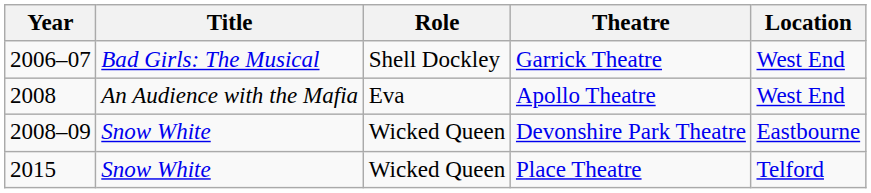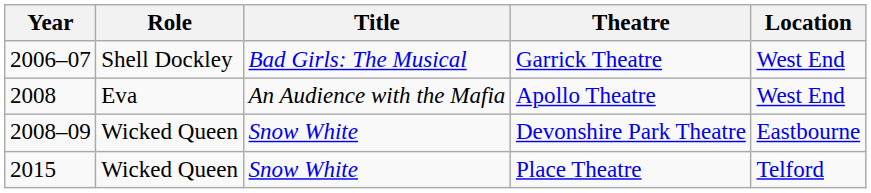columns swapped: (230, 22) <-> (437, 22)
